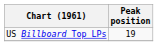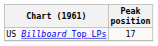(130, 34) 19 -> (130, 34) 17
